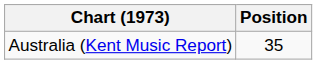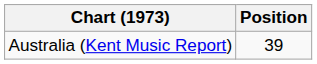(274, 45) 35 -> (274, 45) 39
